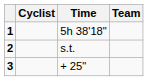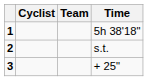columns swapped: (126, 13) <-> (84, 13)
